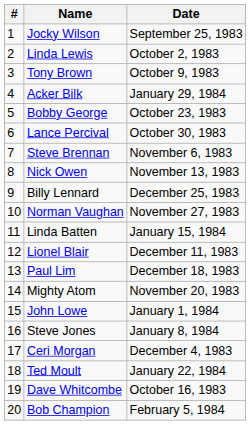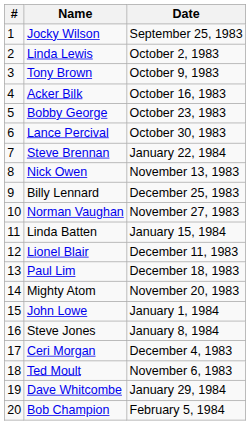(178, 93) January 29, 1984 -> (178, 93) October 16, 1983
(181, 152) November 6, 1983 -> (178, 152) January 22, 1984
(178, 370) January 22, 1984 -> (181, 370) November 6, 1983
(178, 390) October 16, 1983 -> (178, 390) January 29, 1984
